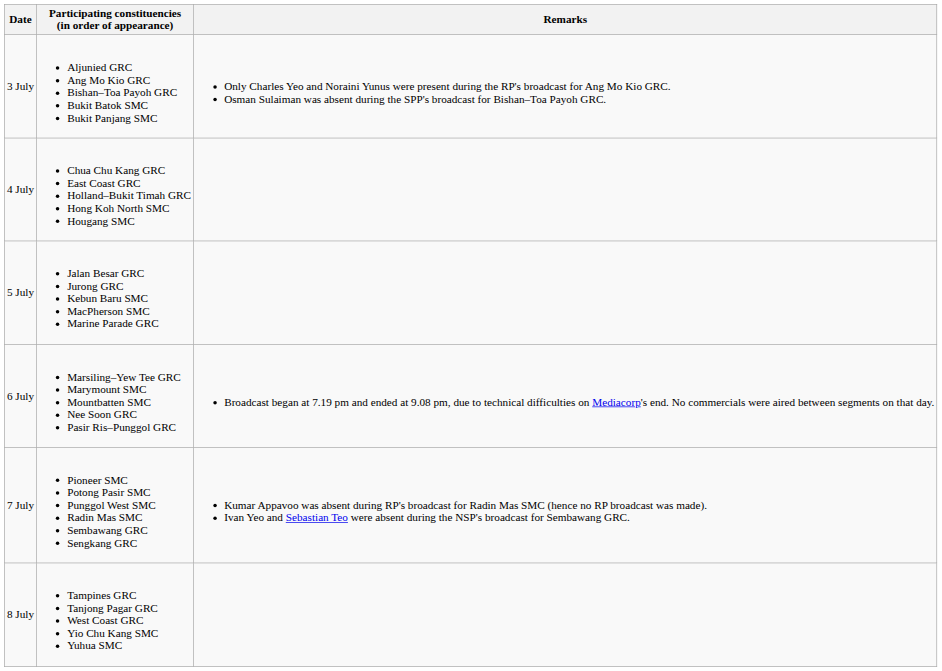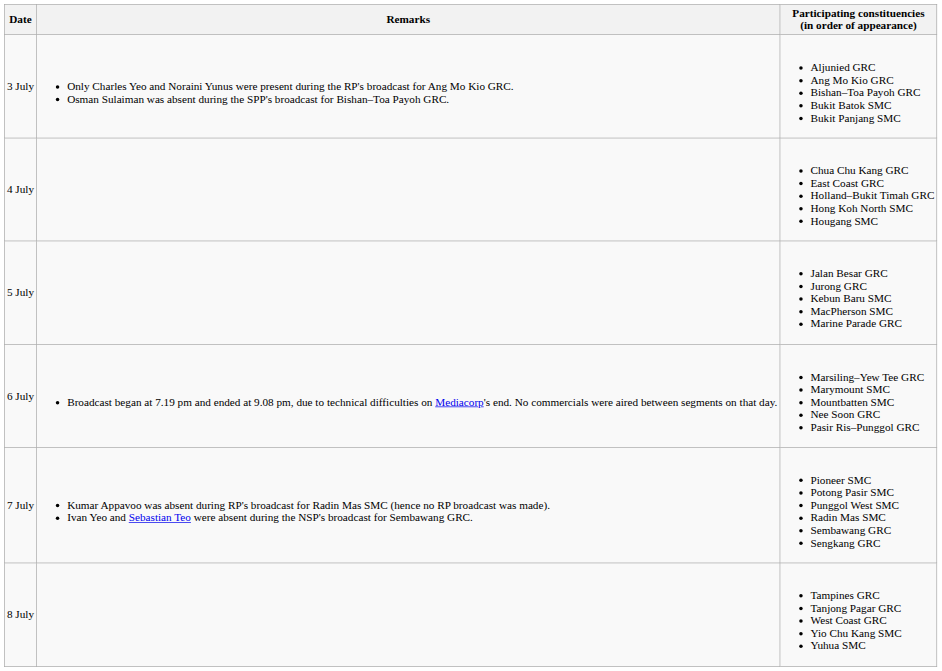columns swapped: (115, 19) <-> (565, 19)
